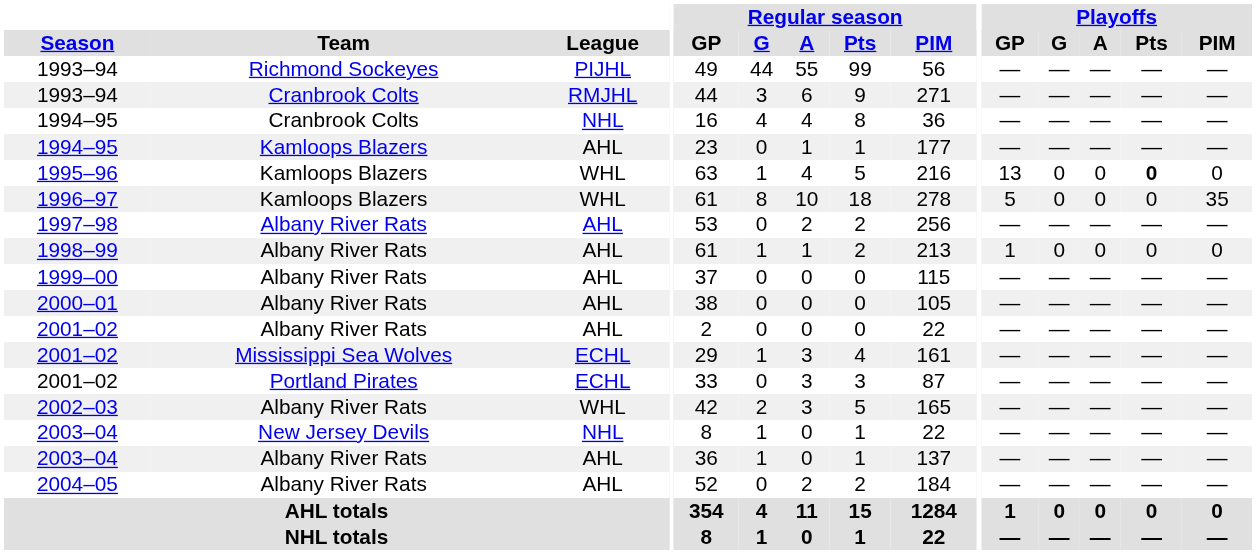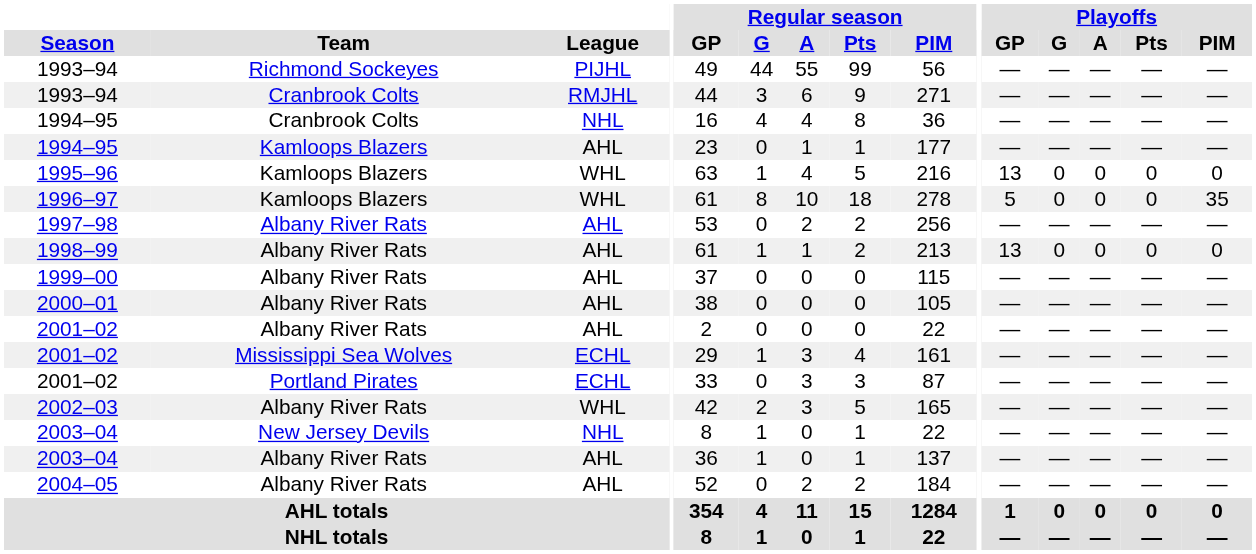(1152, 172) bold -> (1152, 172) normal
(1010, 250) 1 -> (1010, 250) 13
